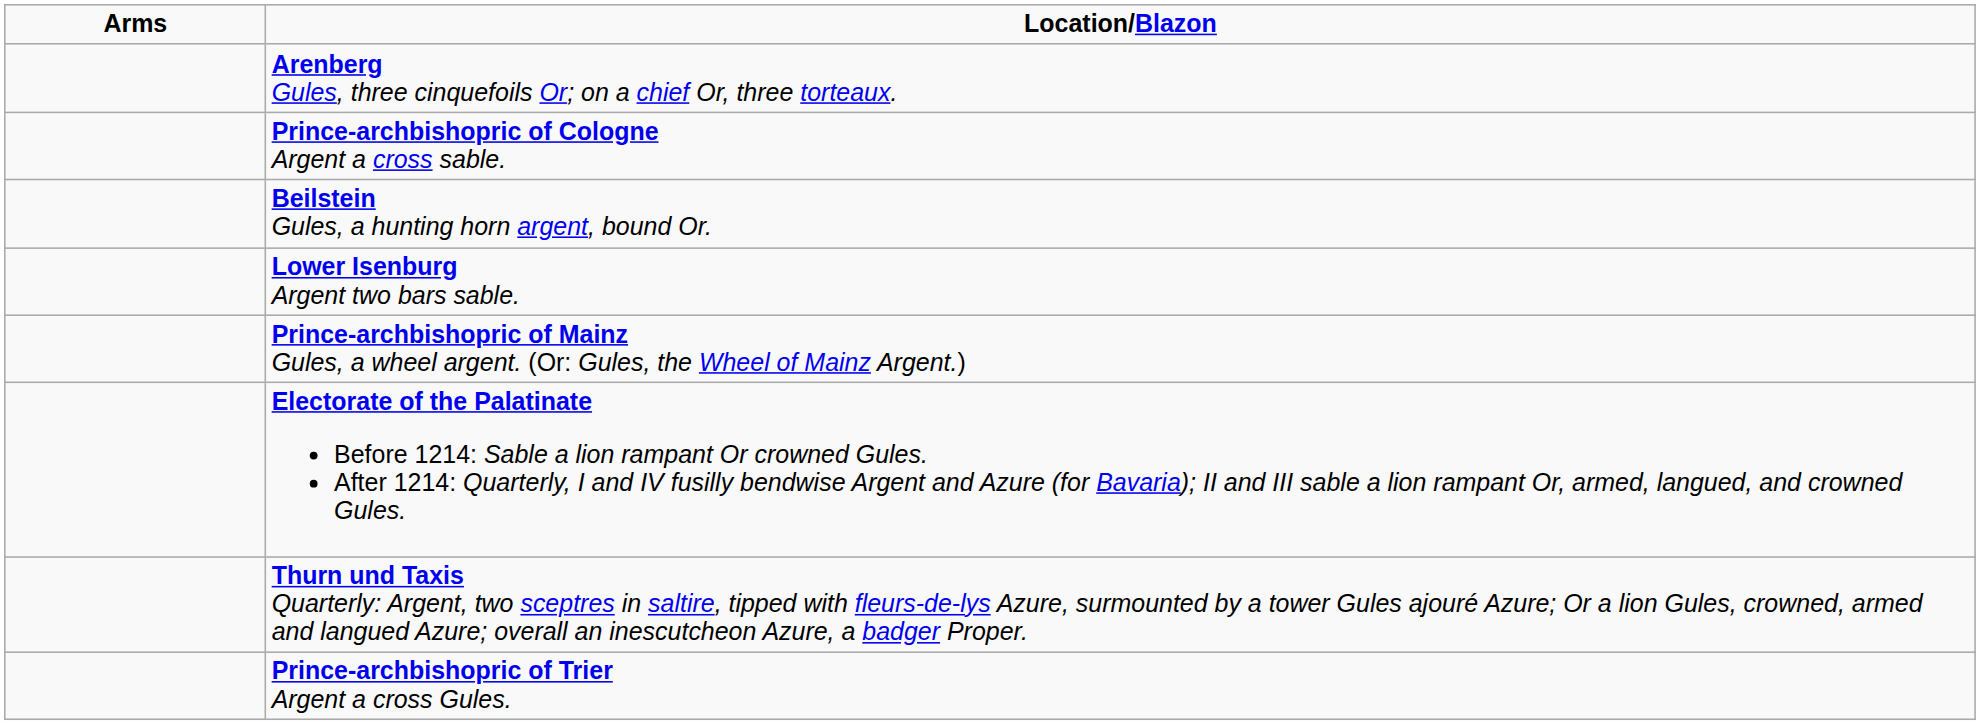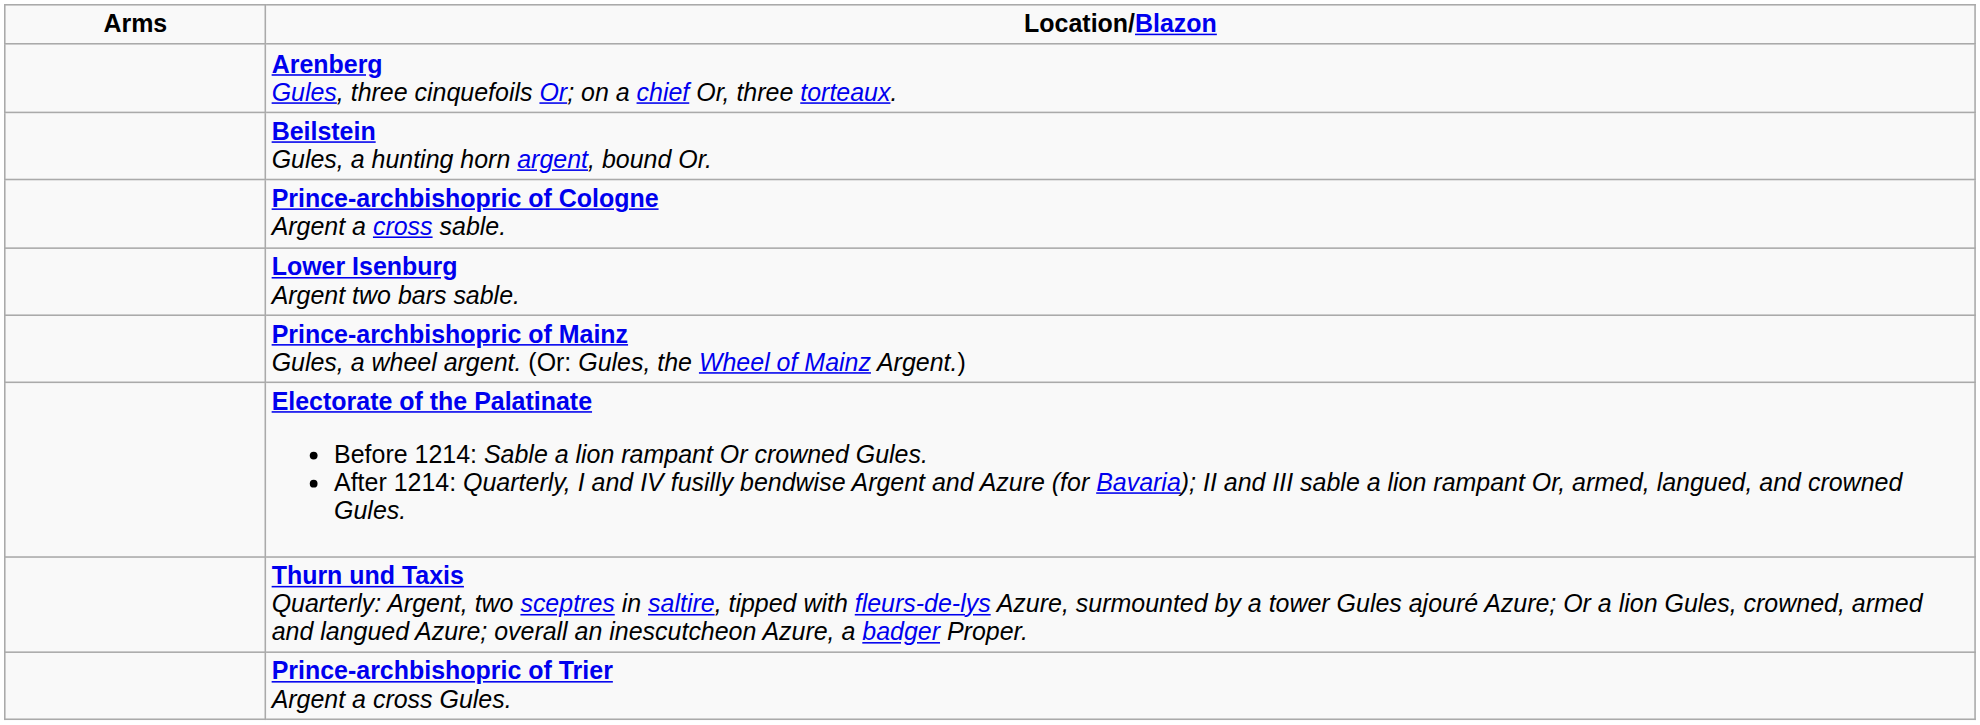rows swapped: (492, 213) <-> (465, 145)
